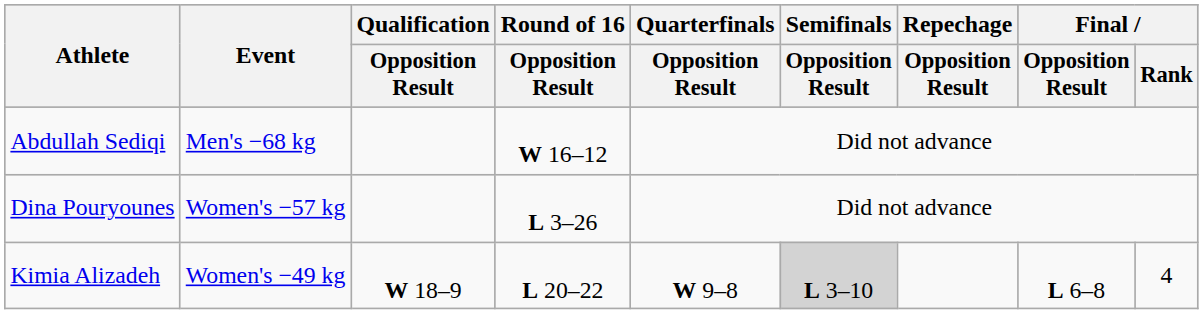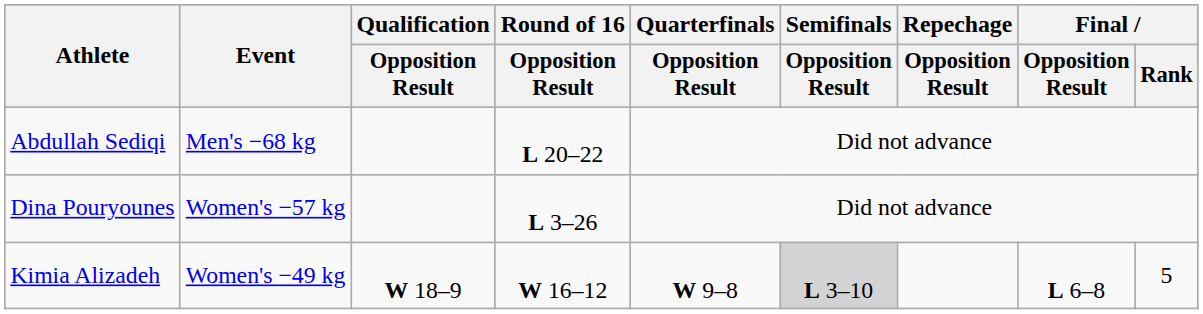(563, 155) W 16–12 -> (563, 155) L 20–22
(563, 289) L 20–22 -> (563, 289) W 16–12
(1167, 275) 4 -> (1167, 275) 5
